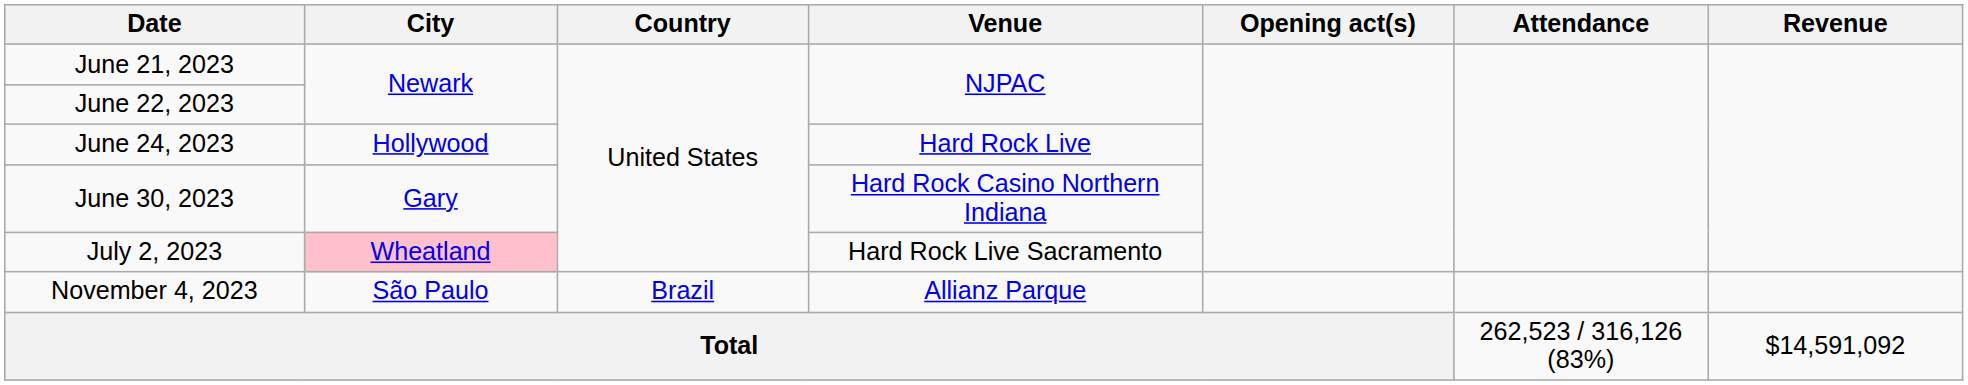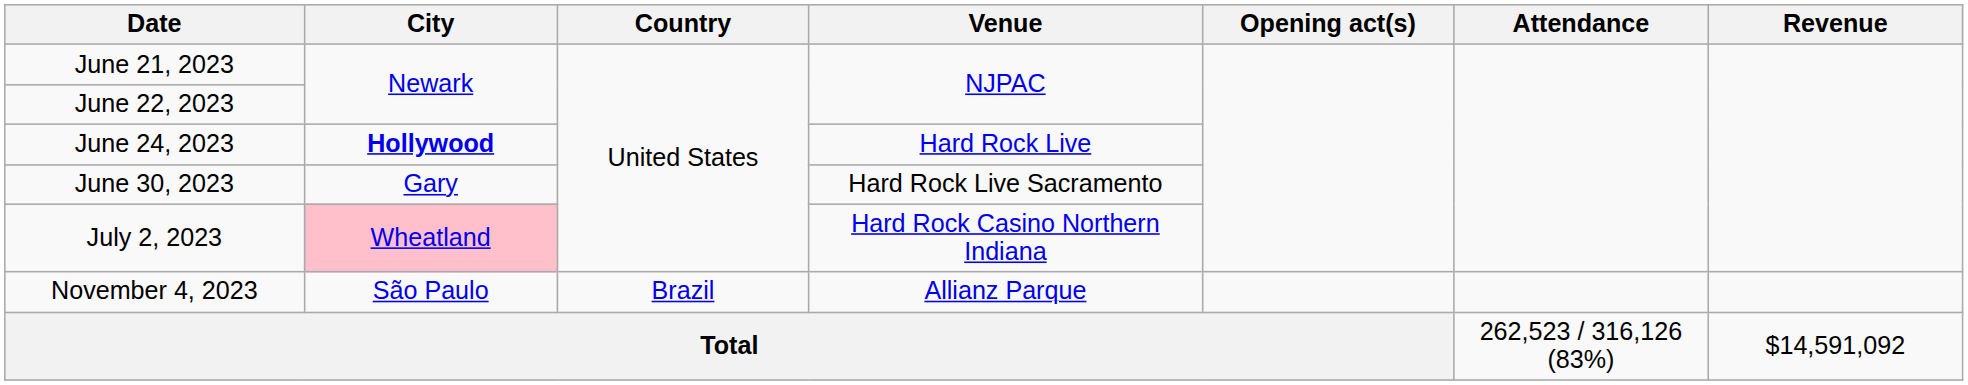(431, 143) normal -> (431, 143) bold
(1005, 197) Hard Rock Casino Northern Indiana -> (1005, 183) Hard Rock Live Sacramento
(1005, 251) Hard Rock Live Sacramento -> (1005, 237) Hard Rock Casino Northern Indiana
